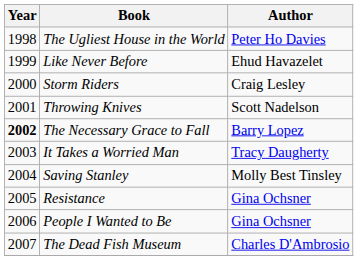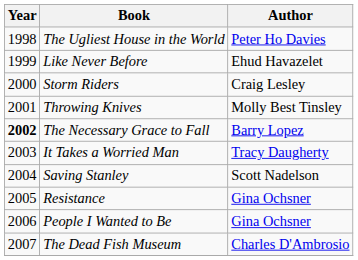(275, 107) Scott Nadelson -> (287, 107) Molly Best Tinsley
(287, 175) Molly Best Tinsley -> (275, 175) Scott Nadelson
